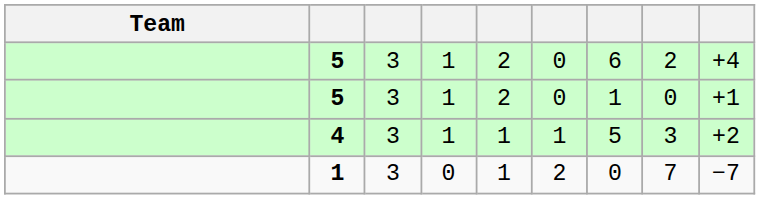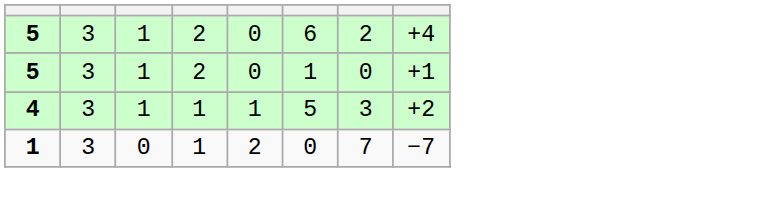- column: (157, 24)
